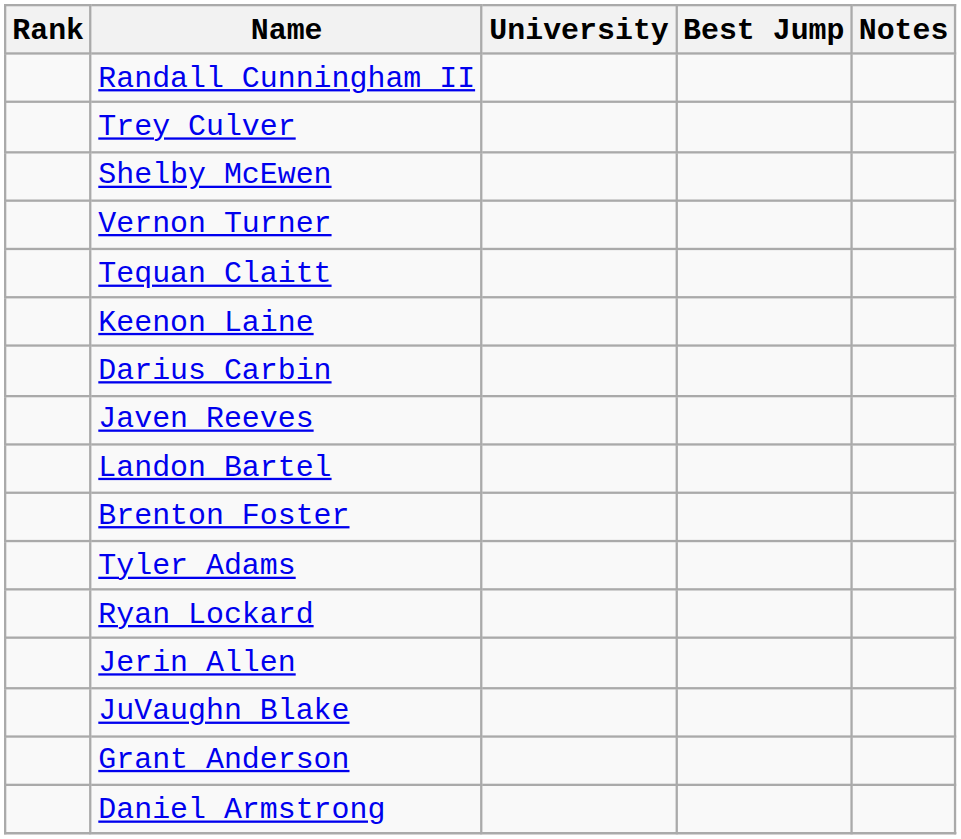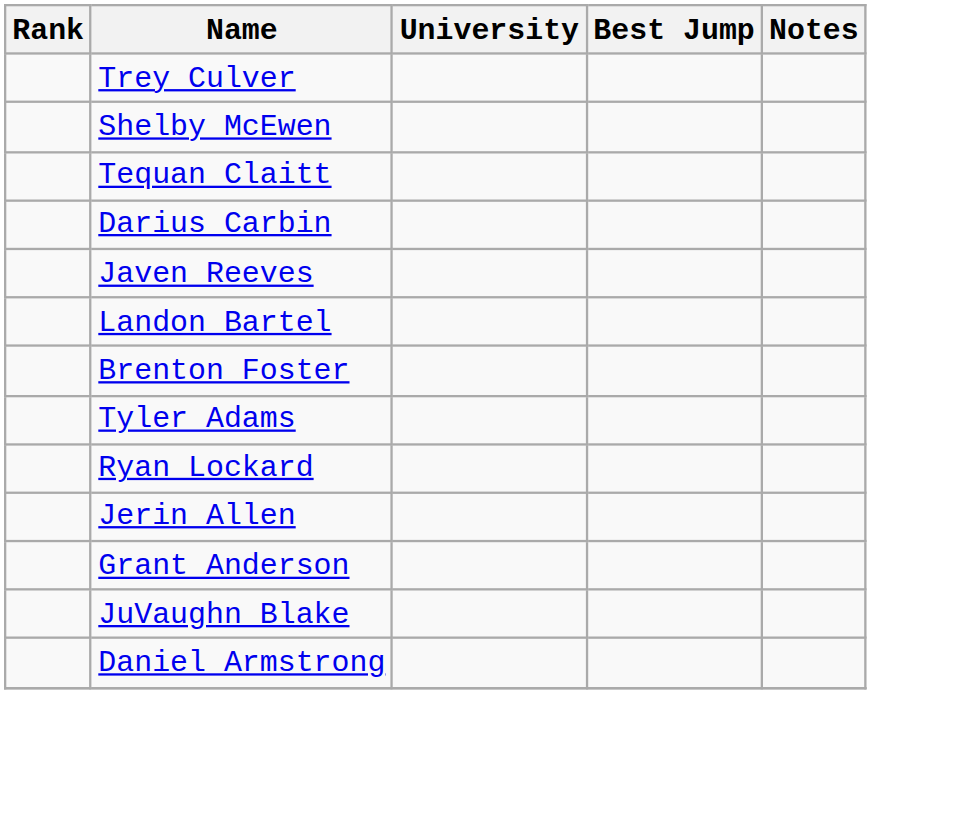- row: (287, 78)
- row: (215, 224)
- row: (206, 322)
rows swapped: (224, 712) <-> (224, 760)
